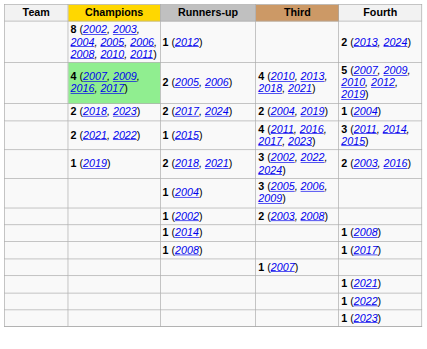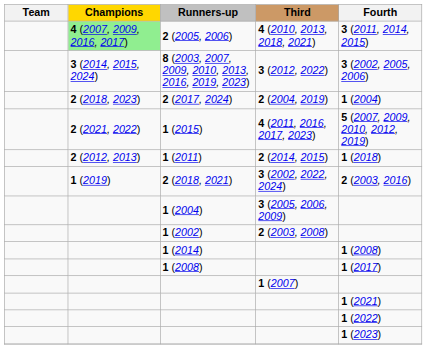- row: (183, 42)
(376, 83) 5 (2007, 2009, 2010, 2012, 2019) -> (375, 36) 3 (2011, 2014, 2015)
+ row: (206, 71)
(375, 135) 3 (2011, 2014, 2015) -> (376, 129) 5 (2007, 2009, 2010, 2012, 2019)
+ row: (182, 158)
